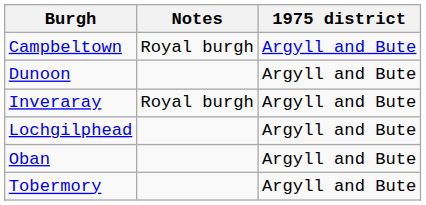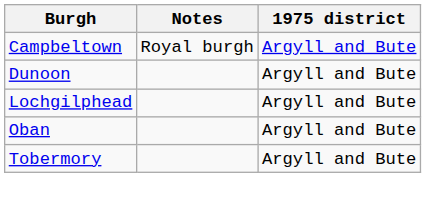- row: (55, 103)
